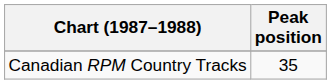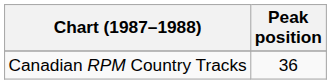(288, 65) 35 -> (288, 65) 36
